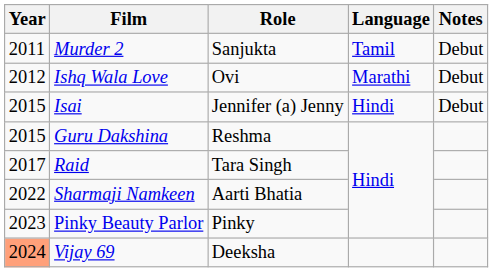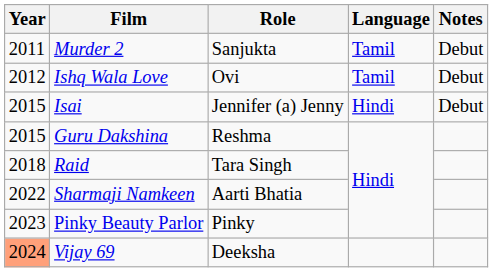(381, 77) Marathi -> (373, 77) Tamil
(27, 164) 2017 -> (27, 164) 2018
